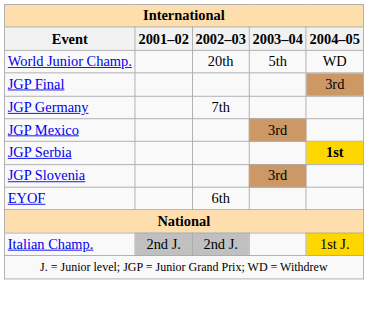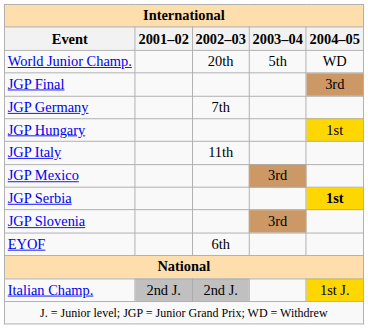+ row: (47, 130)
+ row: (35, 152)
